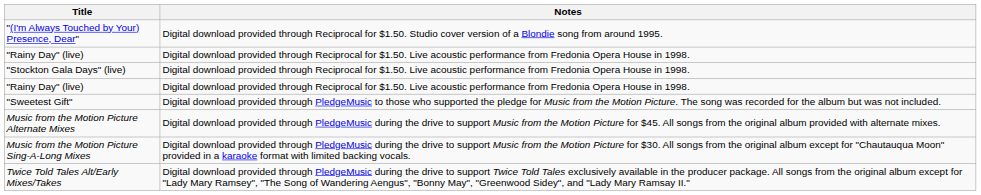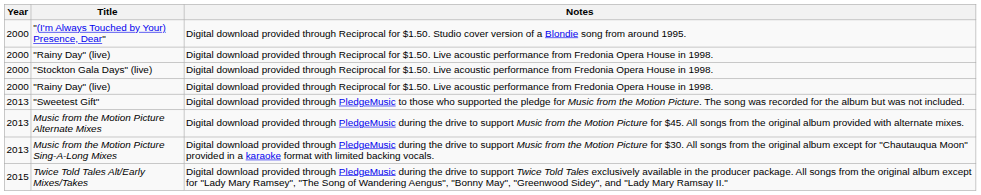+ column: (18, 12)
